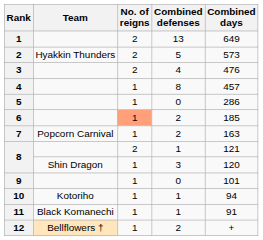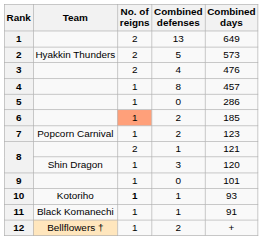(231, 133) 163 -> (231, 133) 123
(135, 196) normal -> (135, 196) bold
(231, 196) 94 -> (231, 196) 93
